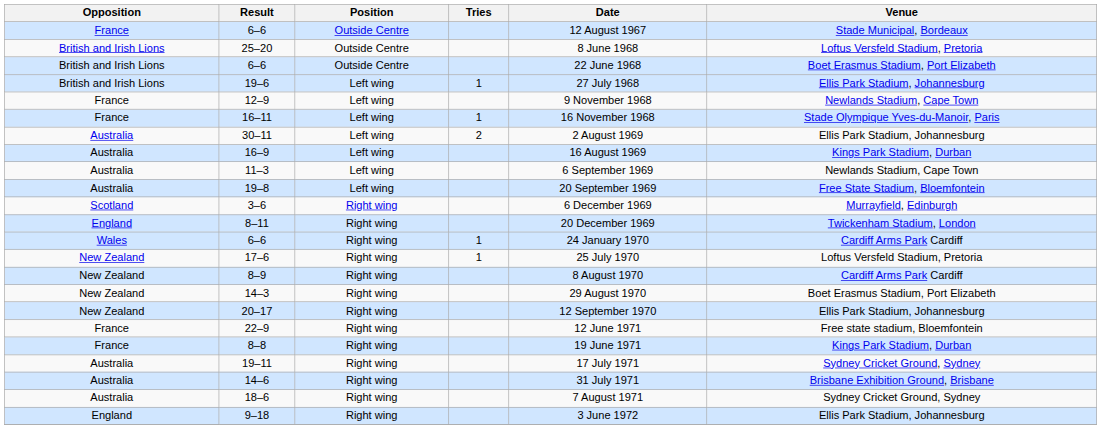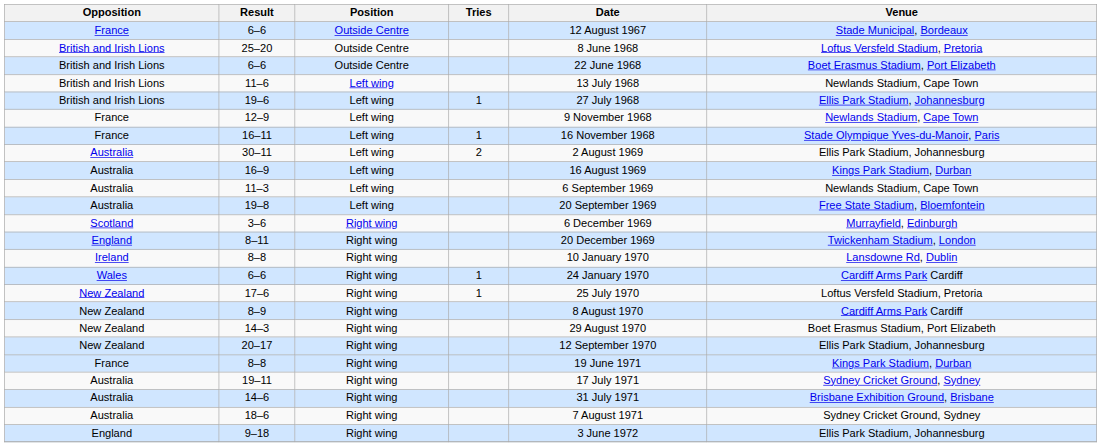+ row: (112, 83)
+ row: (112, 258)
- row: (112, 328)
